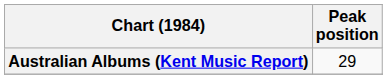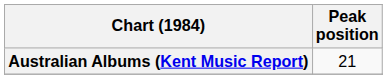(347, 61) 29 -> (347, 61) 21
